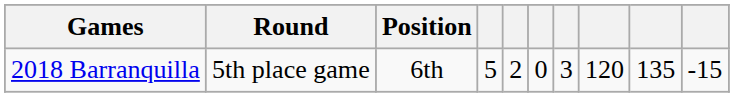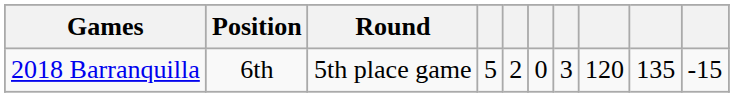columns swapped: (291, 26) <-> (427, 26)
